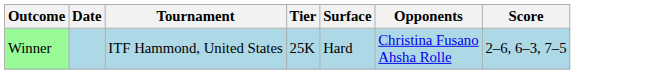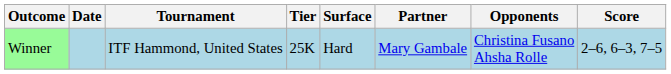+ column: (423, 15)
